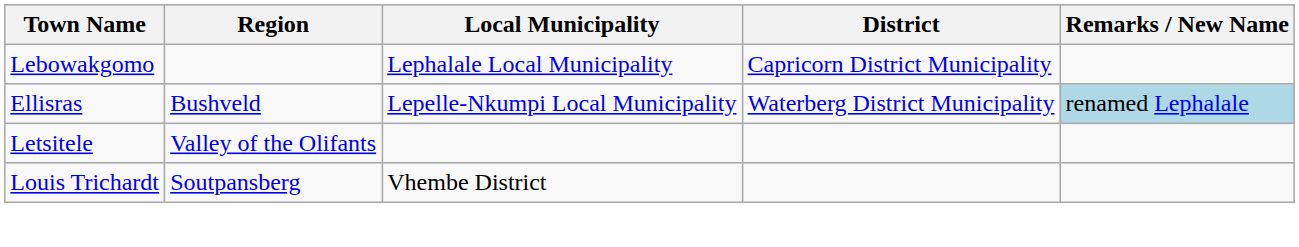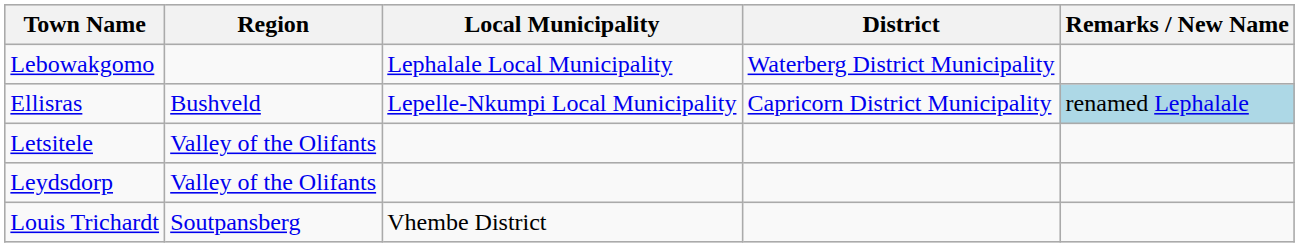(900, 64) Capricorn District Municipality -> (901, 64) Waterberg District Municipality
(901, 103) Waterberg District Municipality -> (900, 103) Capricorn District Municipality
+ row: (62, 182)
